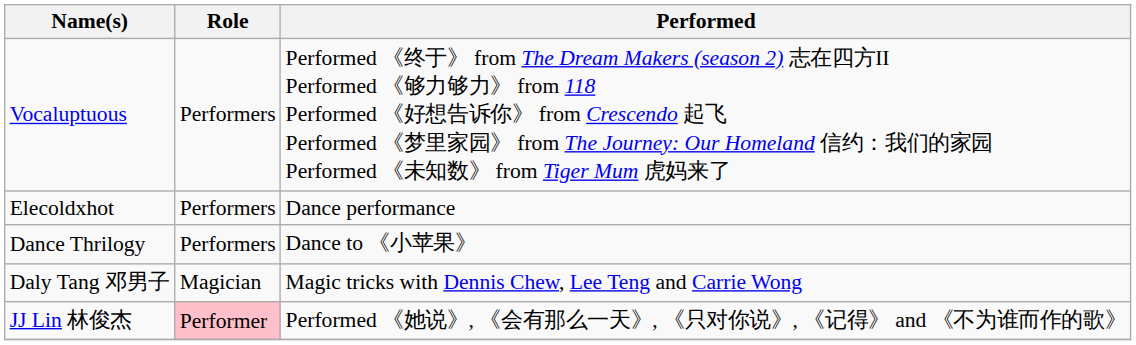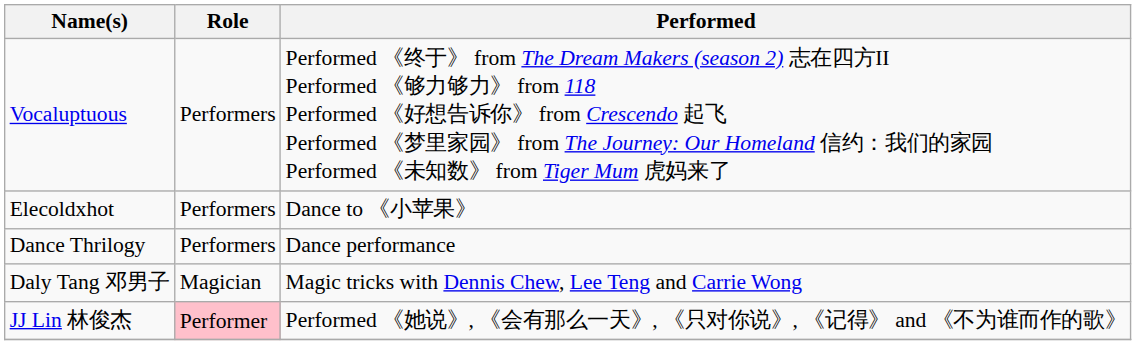(370, 207) Dance performance -> (381, 208) Dance to 《小苹果》
(381, 243) Dance to 《小苹果》 -> (370, 245) Dance performance
